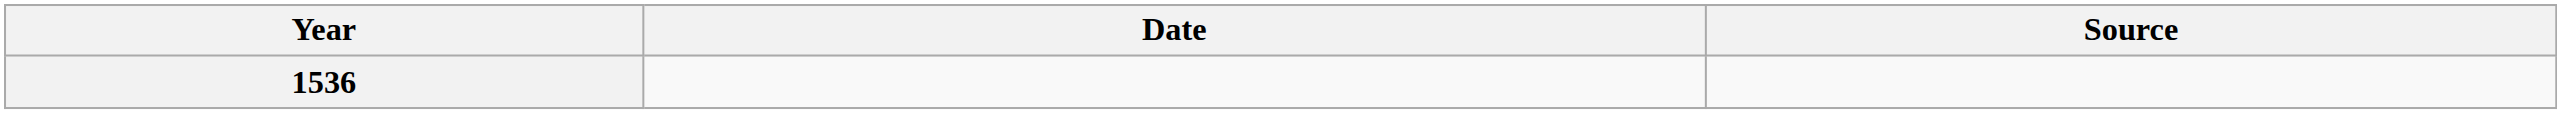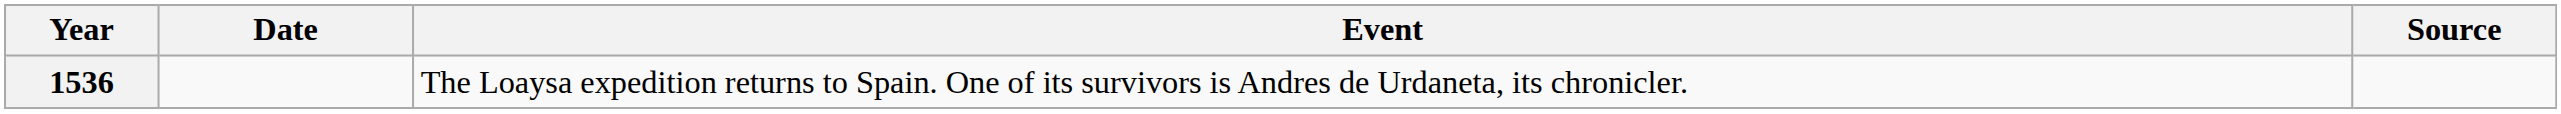+ column: (1383, 30)
